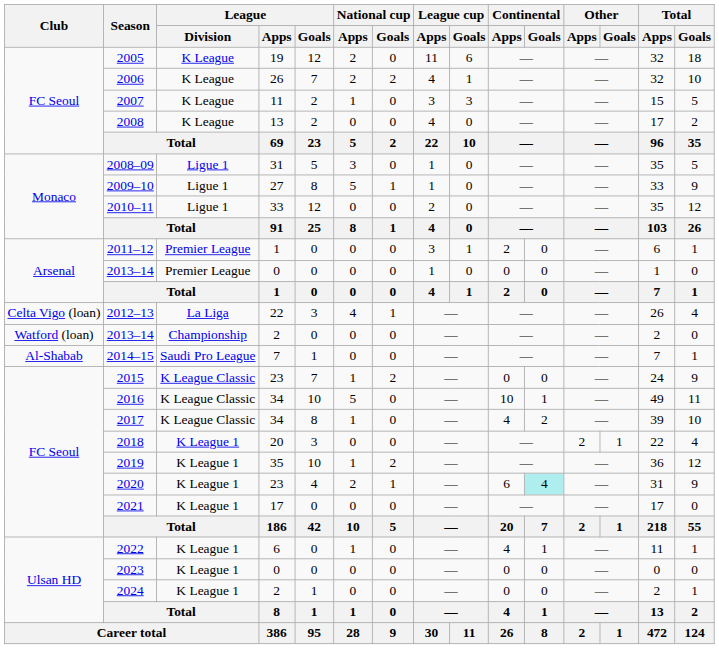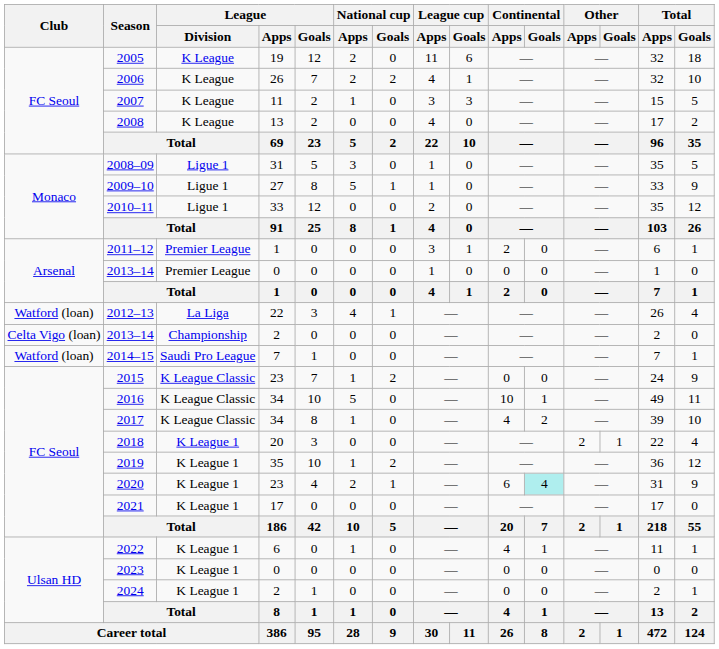(54, 313) Celta Vigo (loan) -> (54, 313) Watford (loan)
(54, 334) Watford (loan) -> (54, 334) Celta Vigo (loan)
(54, 356) Al-Shabab -> (54, 356) Watford (loan)
